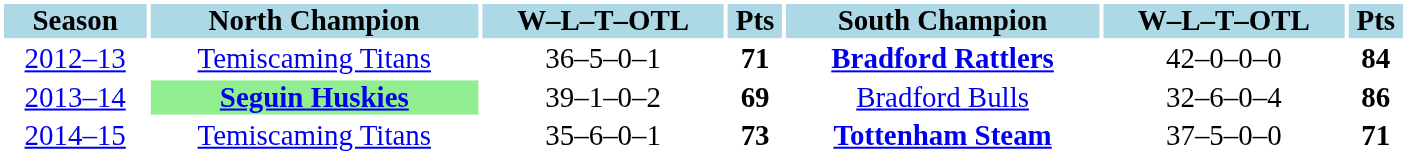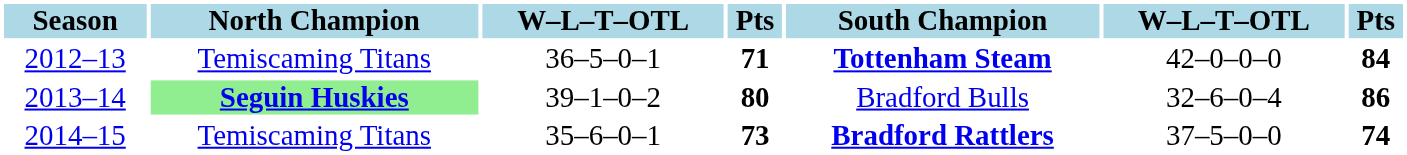(943, 58) Bradford Rattlers -> (943, 58) Tottenham Steam
(755, 96) 69 -> (755, 96) 80
(943, 135) Tottenham Steam -> (943, 135) Bradford Rattlers
(1376, 135) 71 -> (1376, 135) 74
